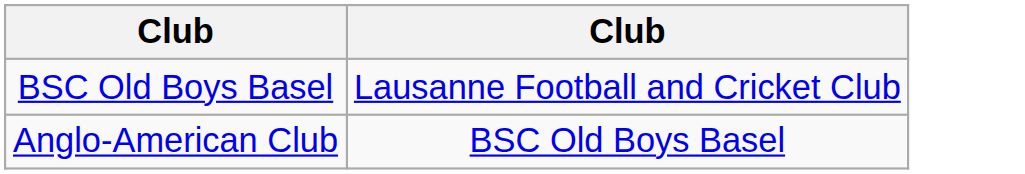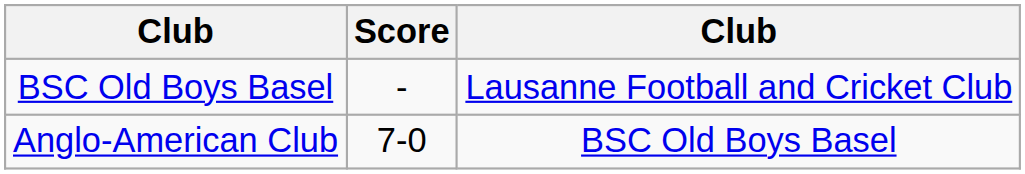+ column: (402, 31)
